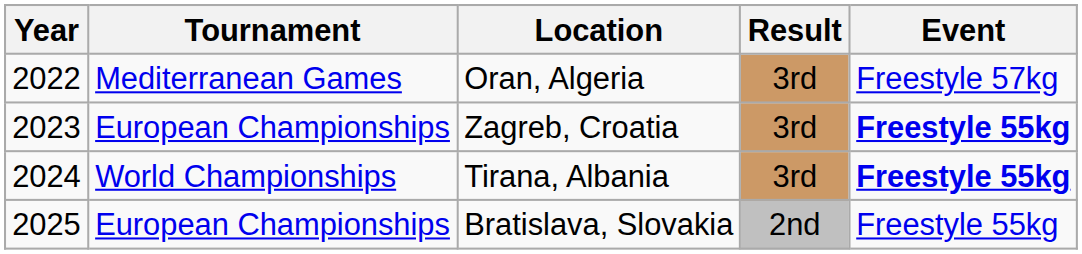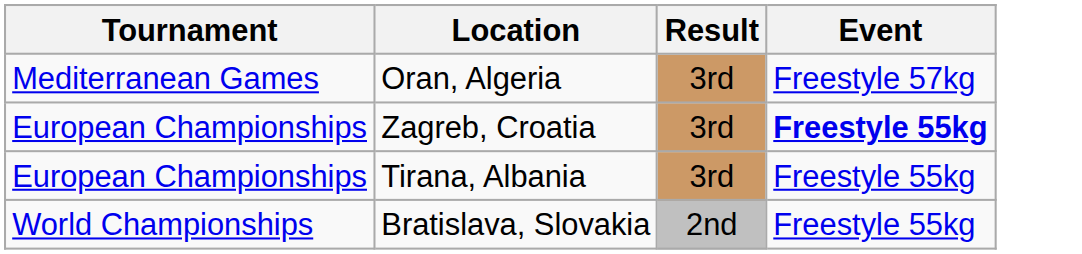- column: (46, 30)
(246, 176) World Championships -> (190, 176) European Championships
(963, 176) bold -> (874, 176) normal
(273, 225) European Championships -> (163, 225) World Championships
